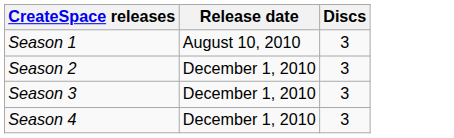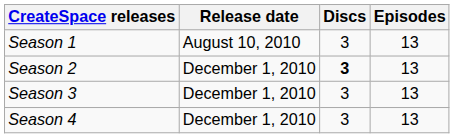+ column: (410, 17)
(345, 68) normal -> (345, 68) bold
